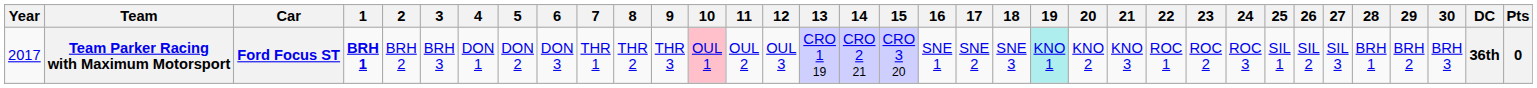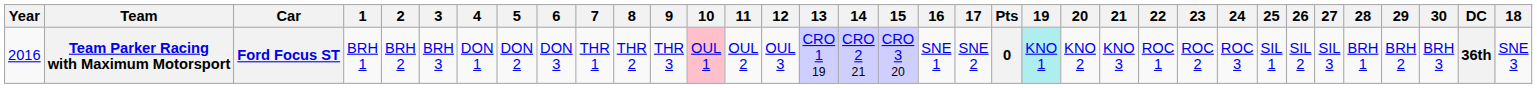columns swapped: (1011, 16) <-> (1518, 16)
(24, 55) 2017 -> (24, 55) 2016
(363, 55) bold -> (363, 55) normal
